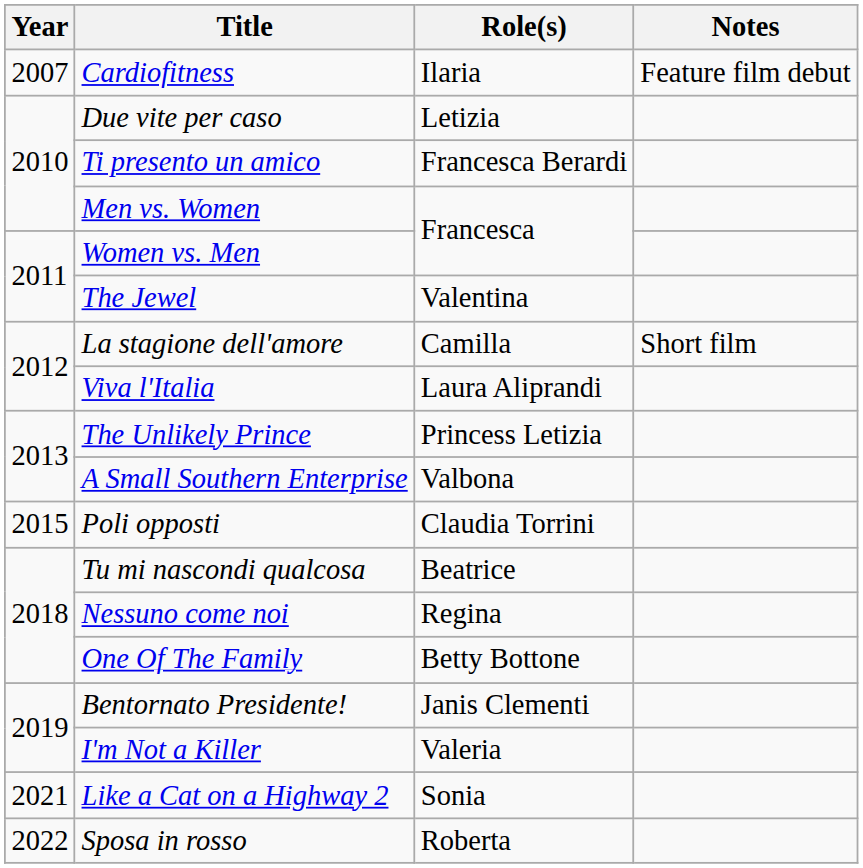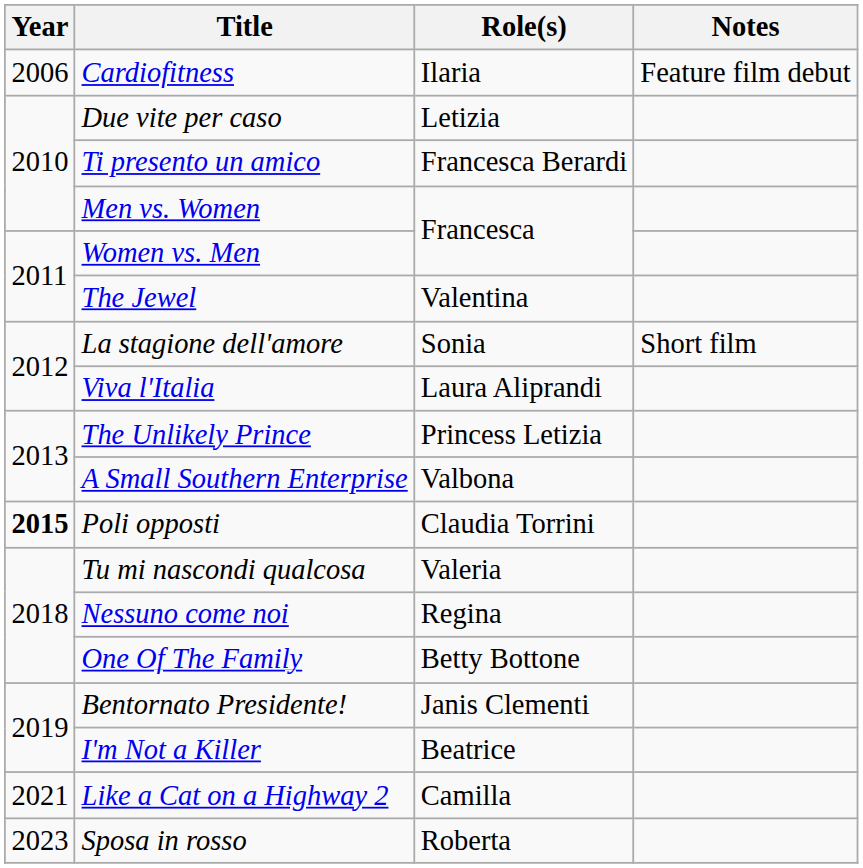(40, 72) 2007 -> (40, 72) 2006
(466, 343) Camilla -> (453, 343) Sonia
(40, 523) normal -> (40, 523) bold
(468, 569) Beatrice -> (461, 569) Valeria
(461, 749) Valeria -> (468, 749) Beatrice
(453, 794) Sonia -> (466, 794) Camilla
(40, 840) 2022 -> (40, 840) 2023
